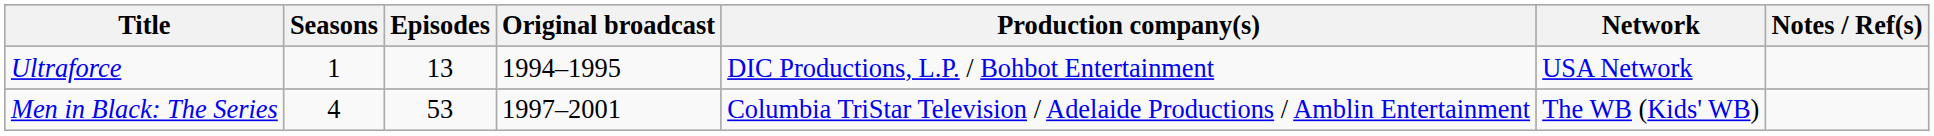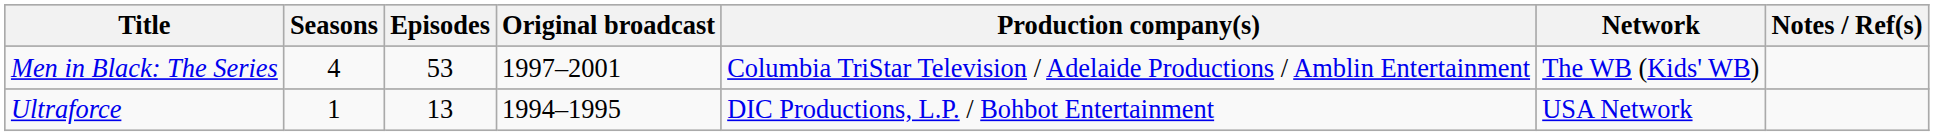rows swapped: (66, 67) <-> (144, 109)
